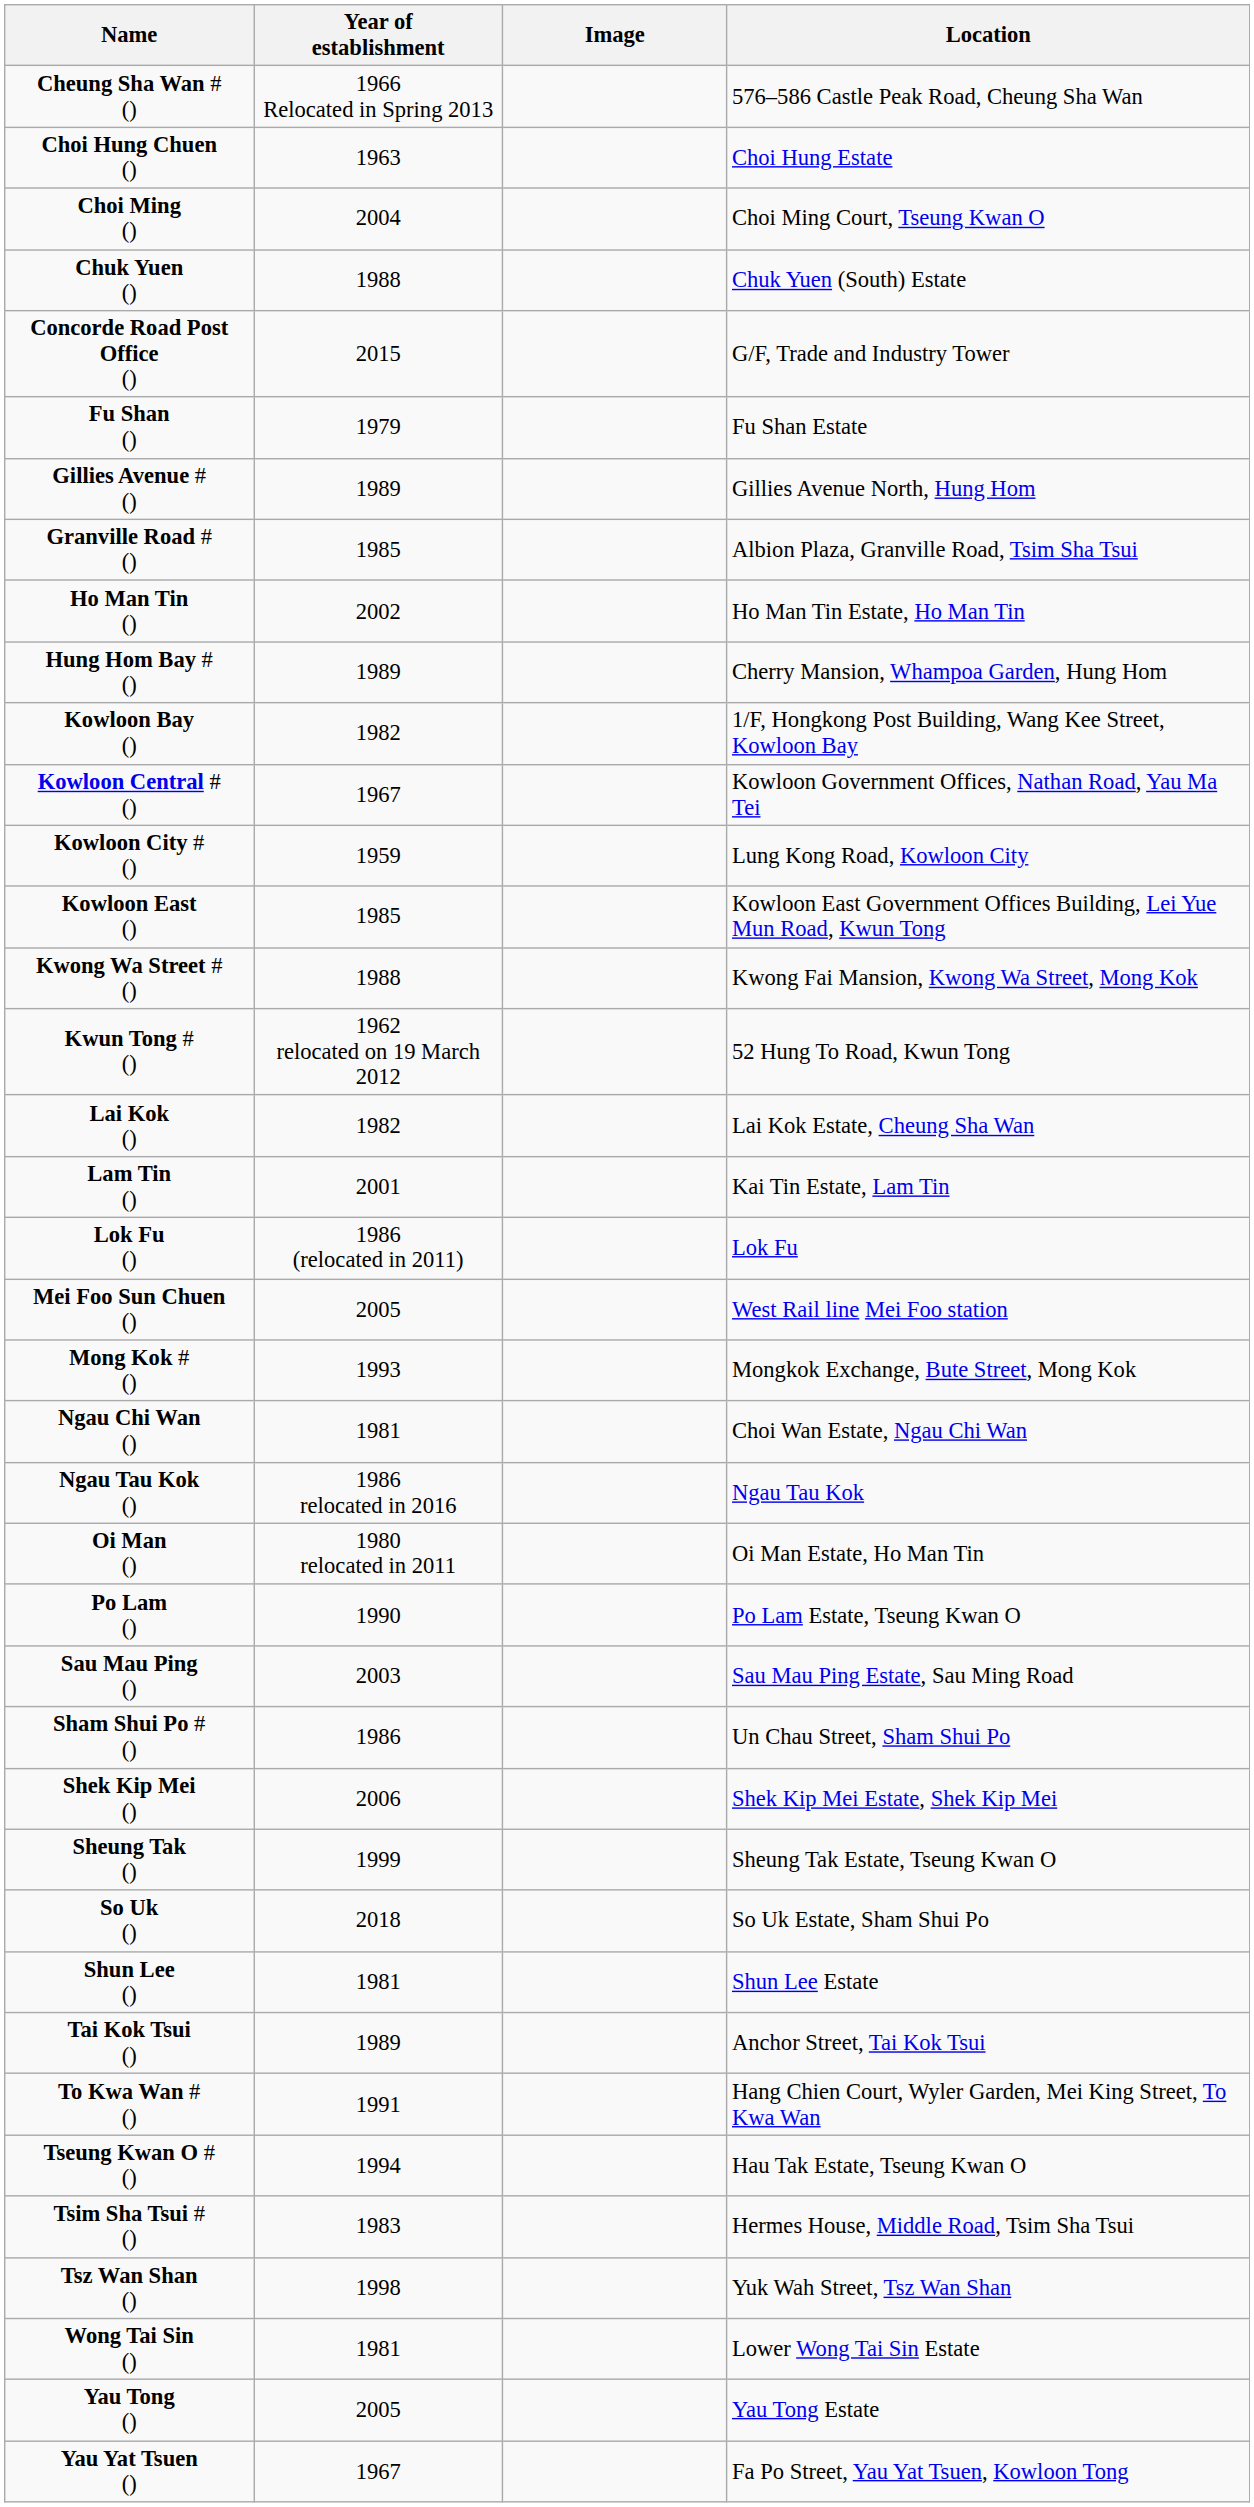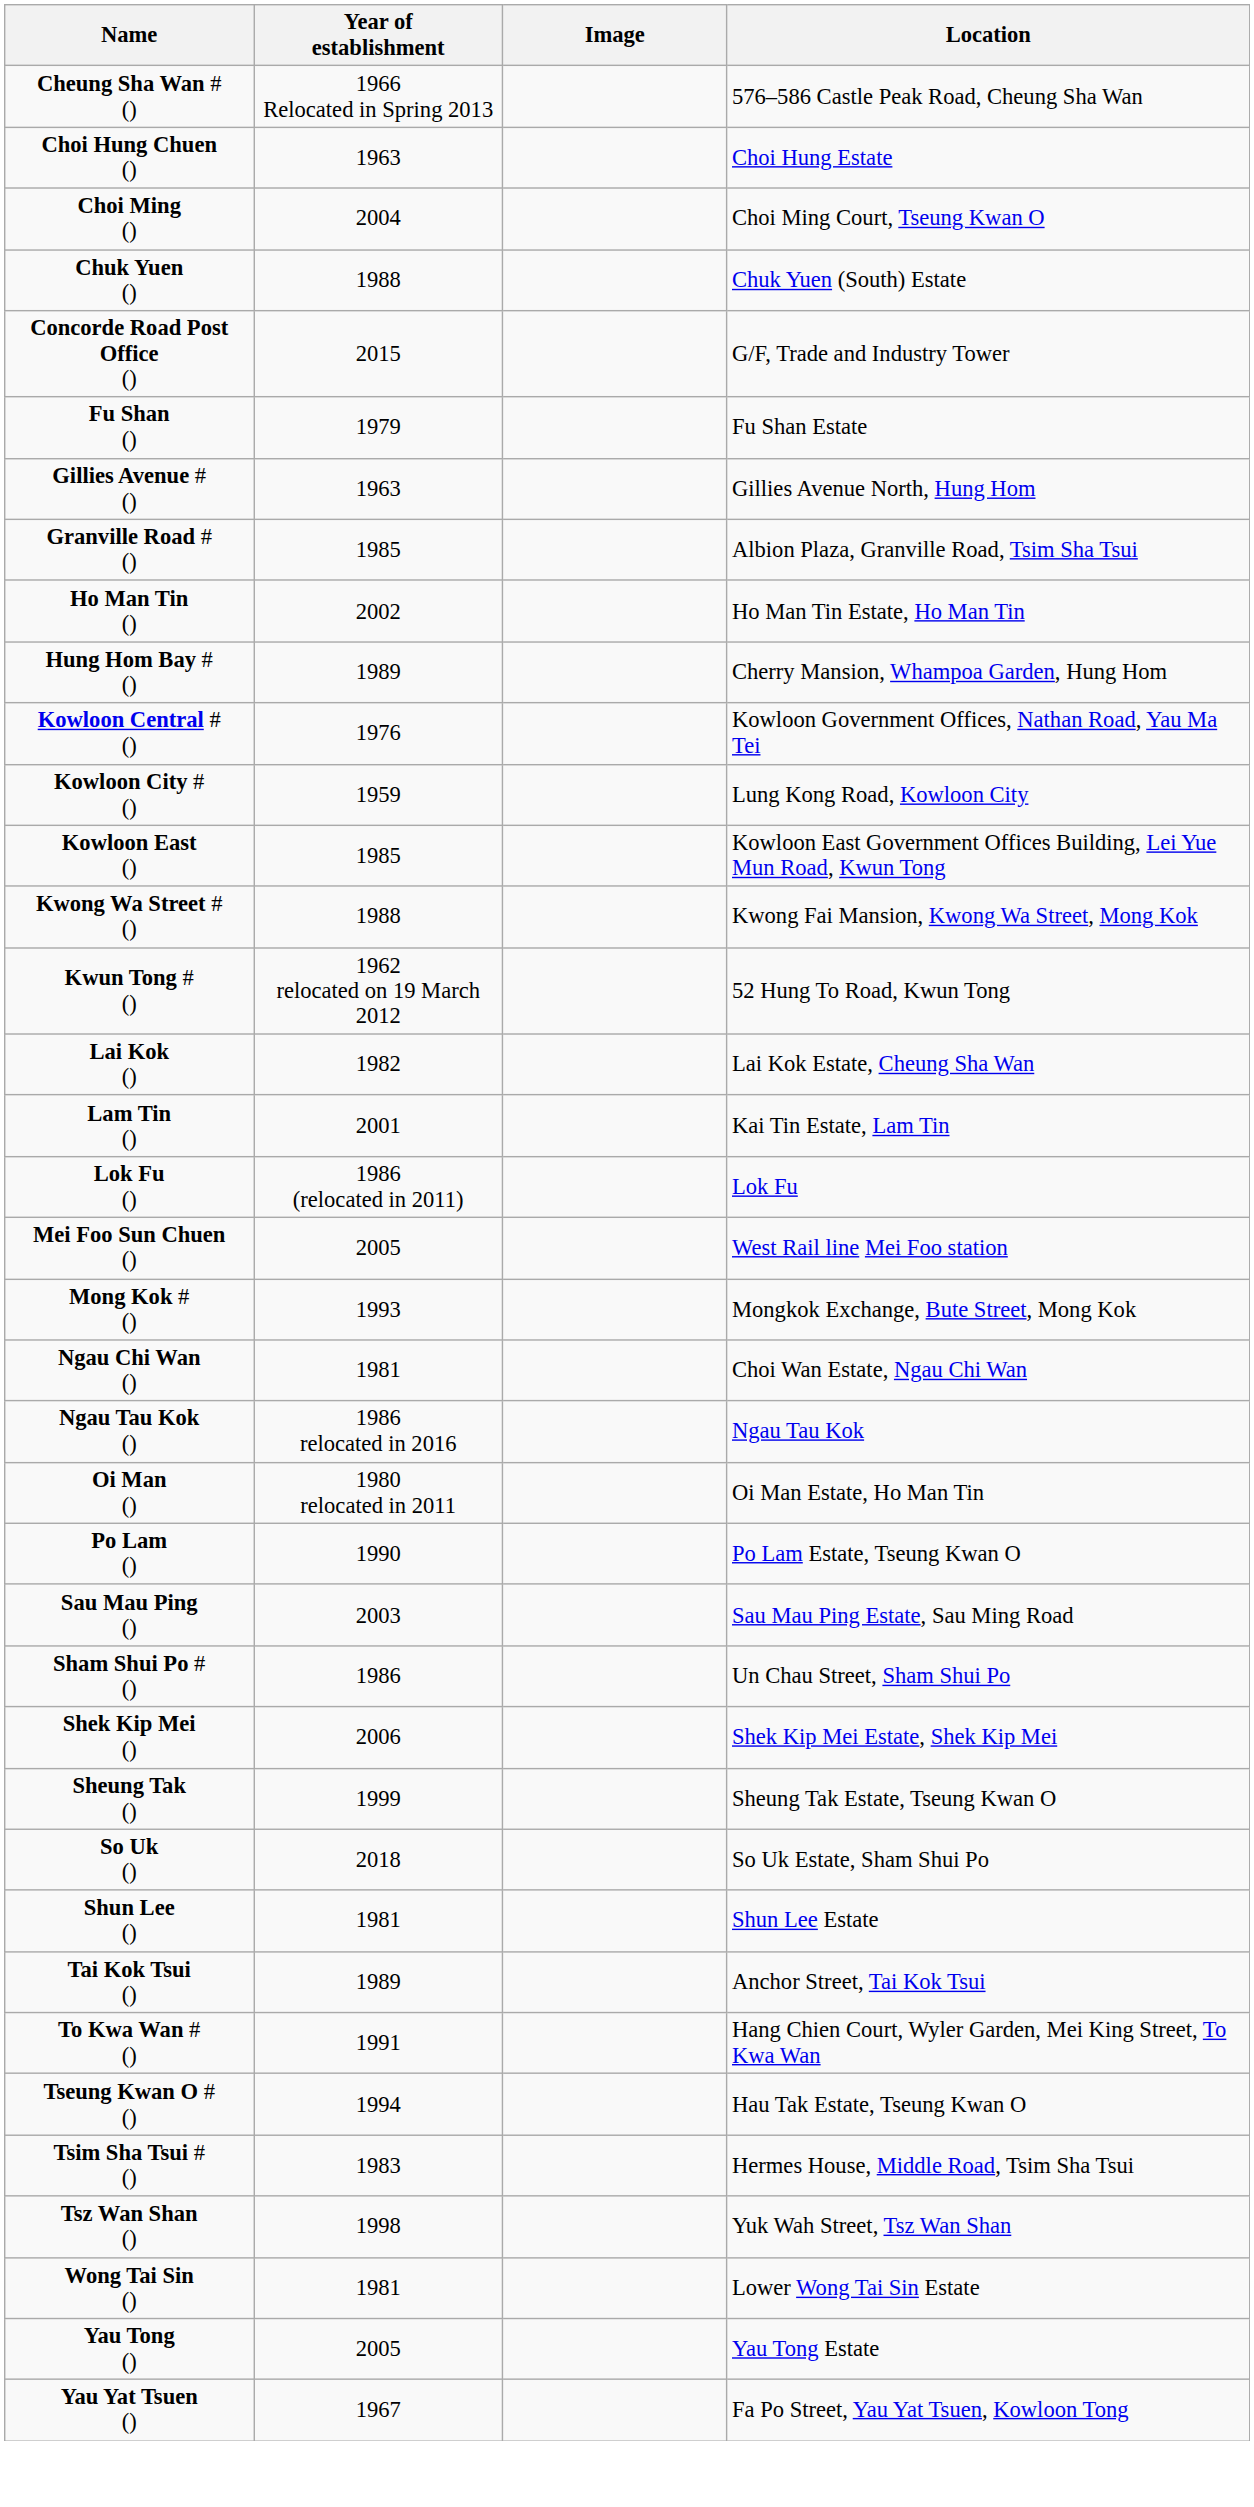(378, 488) 1989 -> (378, 488) 1963
- row: (129, 733)
(378, 794) 1967 -> (378, 733) 1976
